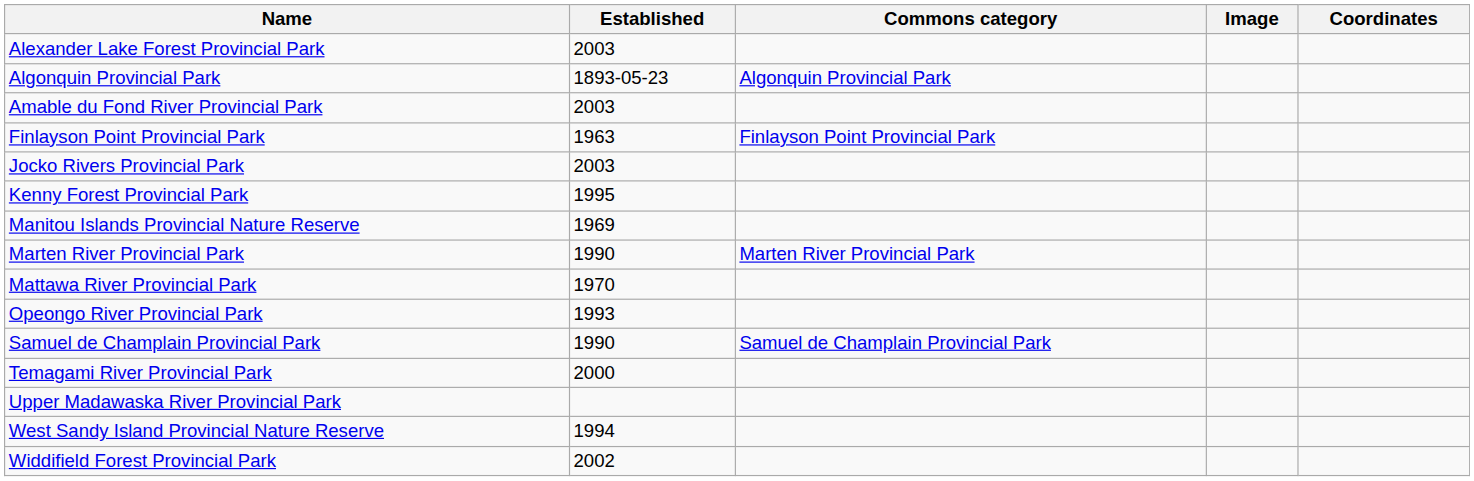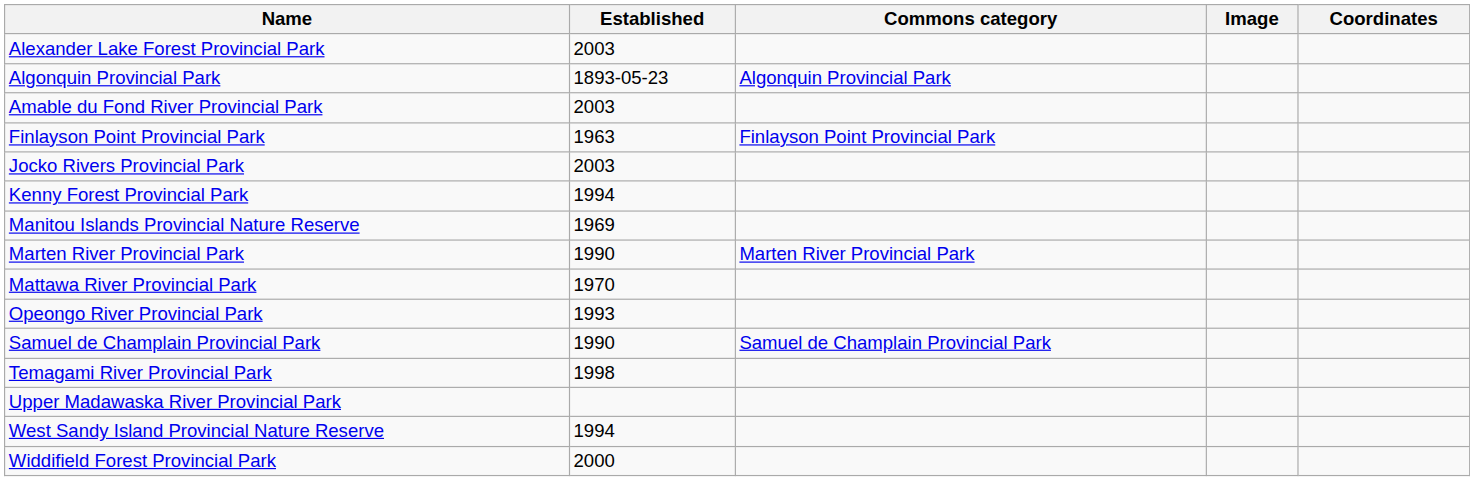(594, 195) 1995 -> (594, 195) 1994
(594, 372) 2000 -> (594, 372) 1998
(594, 460) 2002 -> (594, 460) 2000
